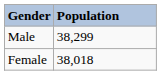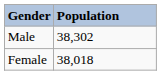(75, 37) 38,299 -> (75, 37) 38,302
